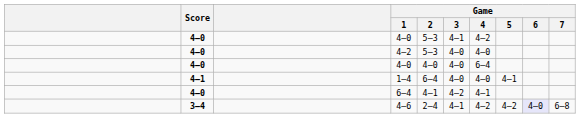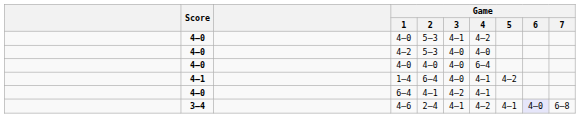(483, 79) 4–0 -> (483, 79) 4–1
(509, 79) 4–1 -> (509, 79) 4–2
(509, 106) 4–2 -> (509, 106) 4–1
